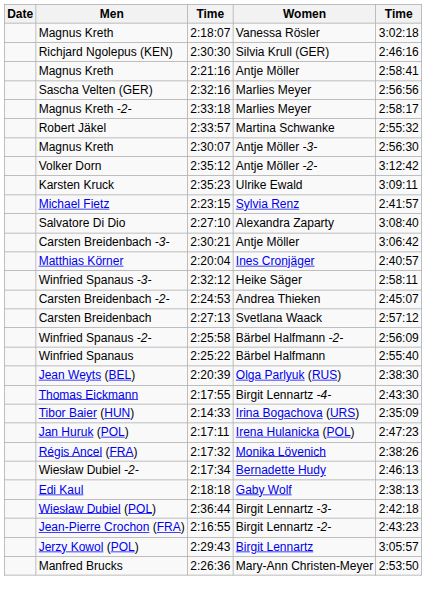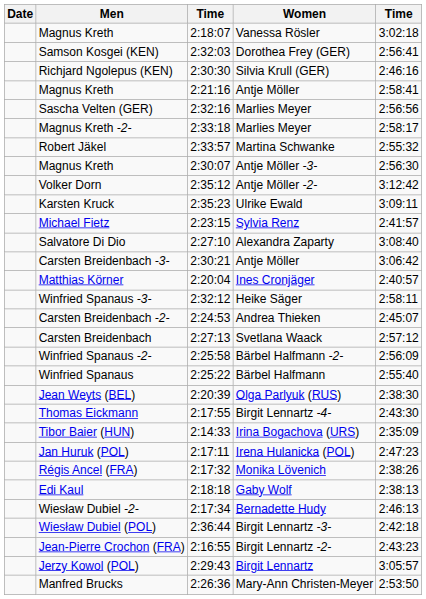+ row: (99, 52)
rows swapped: (61, 489) <-> (89, 470)
